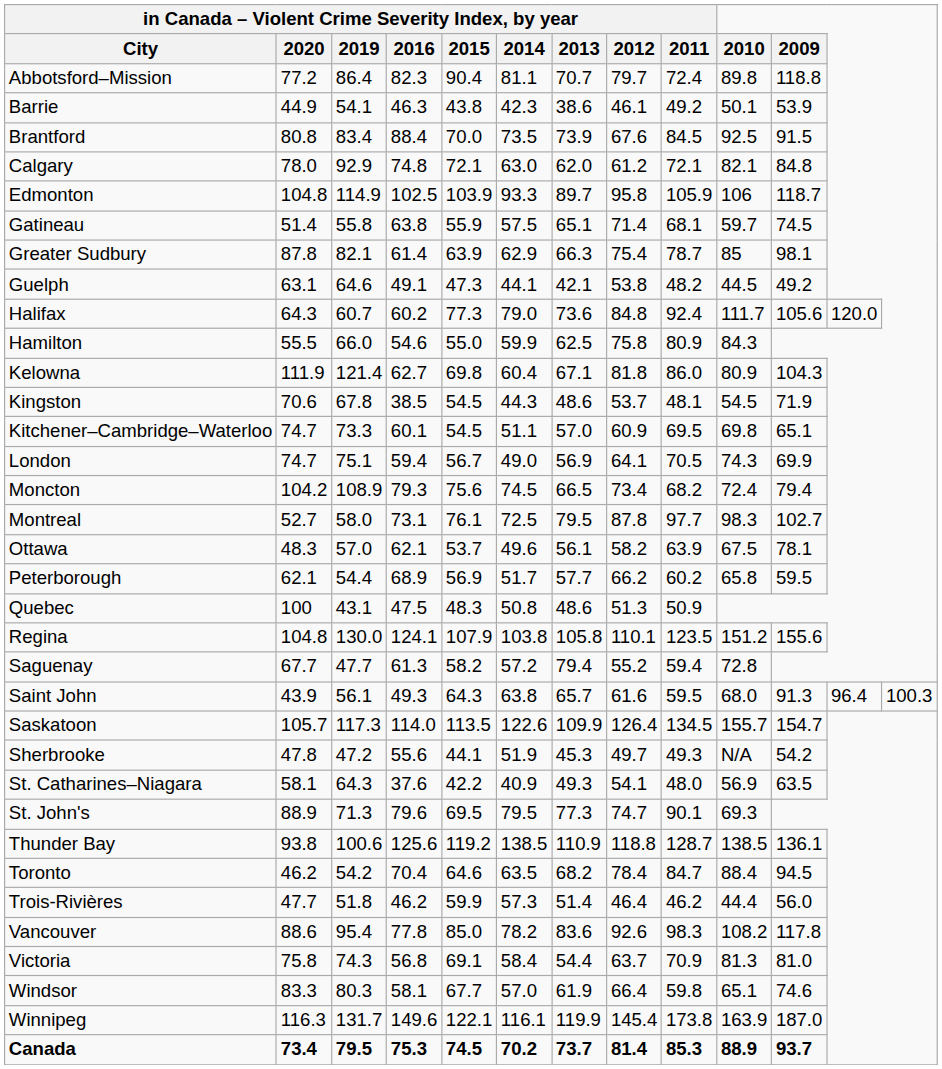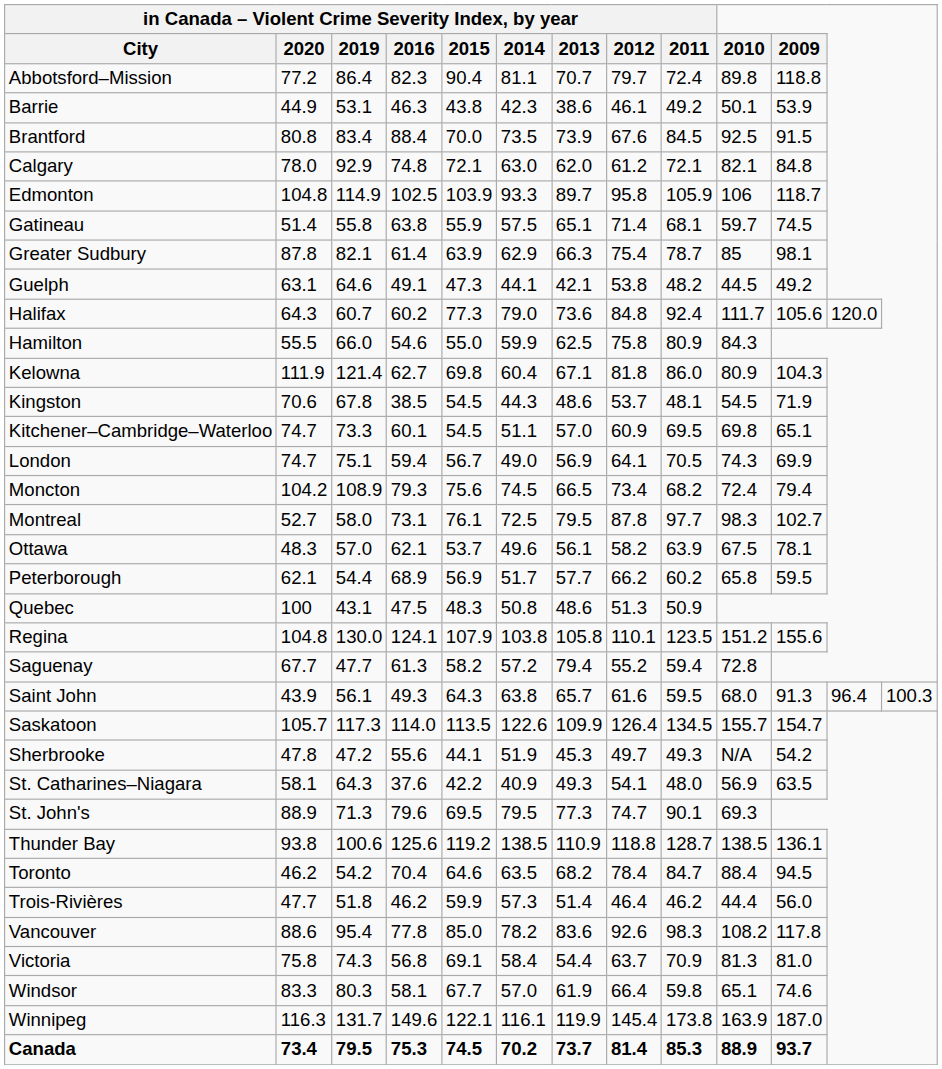(354, 107) 54.1 -> (354, 107) 53.1
